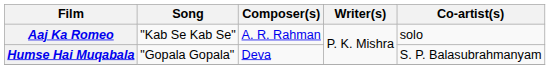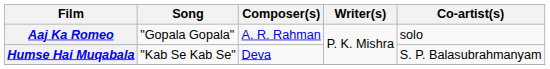(188, 34) "Kab Se Kab Se" -> (187, 34) "Gopala Gopala"
(187, 54) "Gopala Gopala" -> (188, 54) "Kab Se Kab Se"
